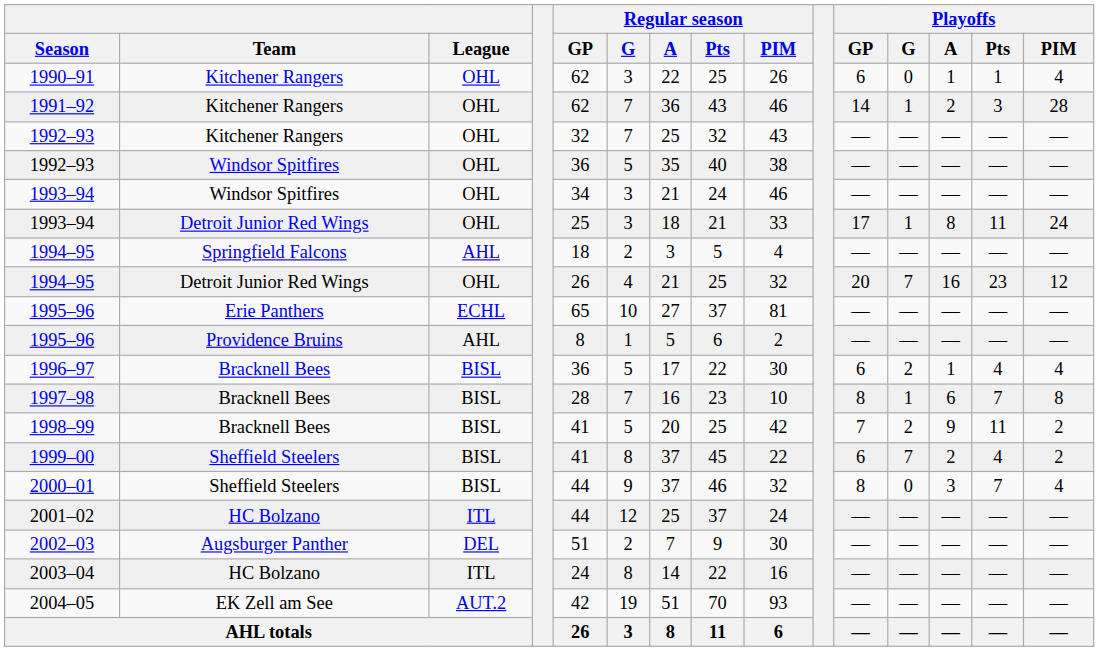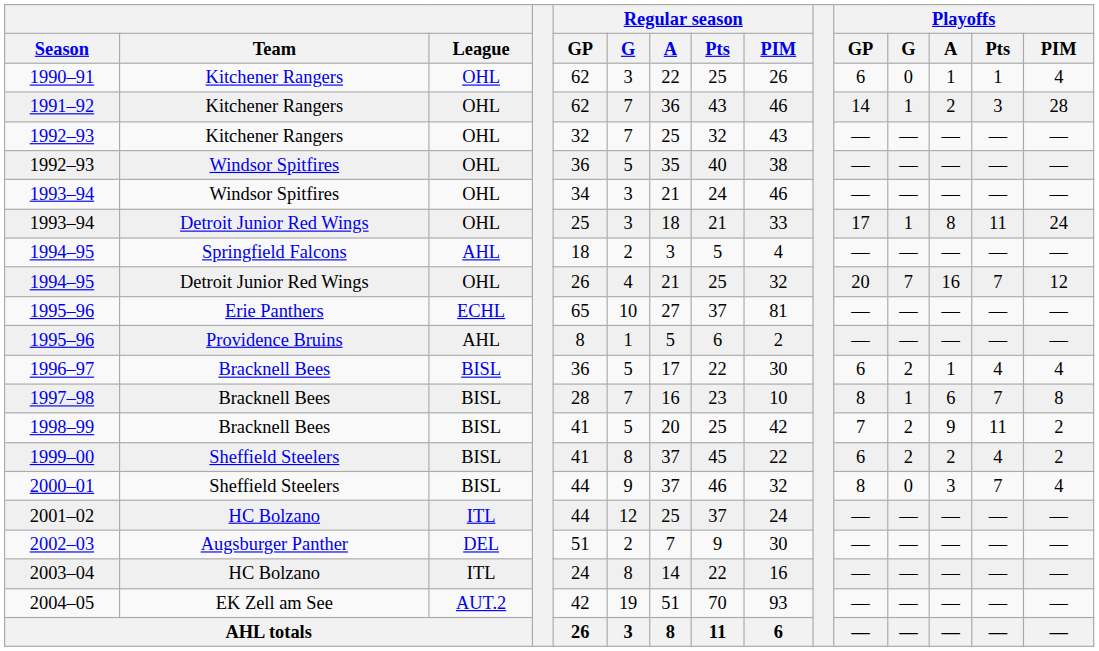(998, 281) 23 -> (998, 281) 7
(908, 456) 7 -> (908, 456) 2
